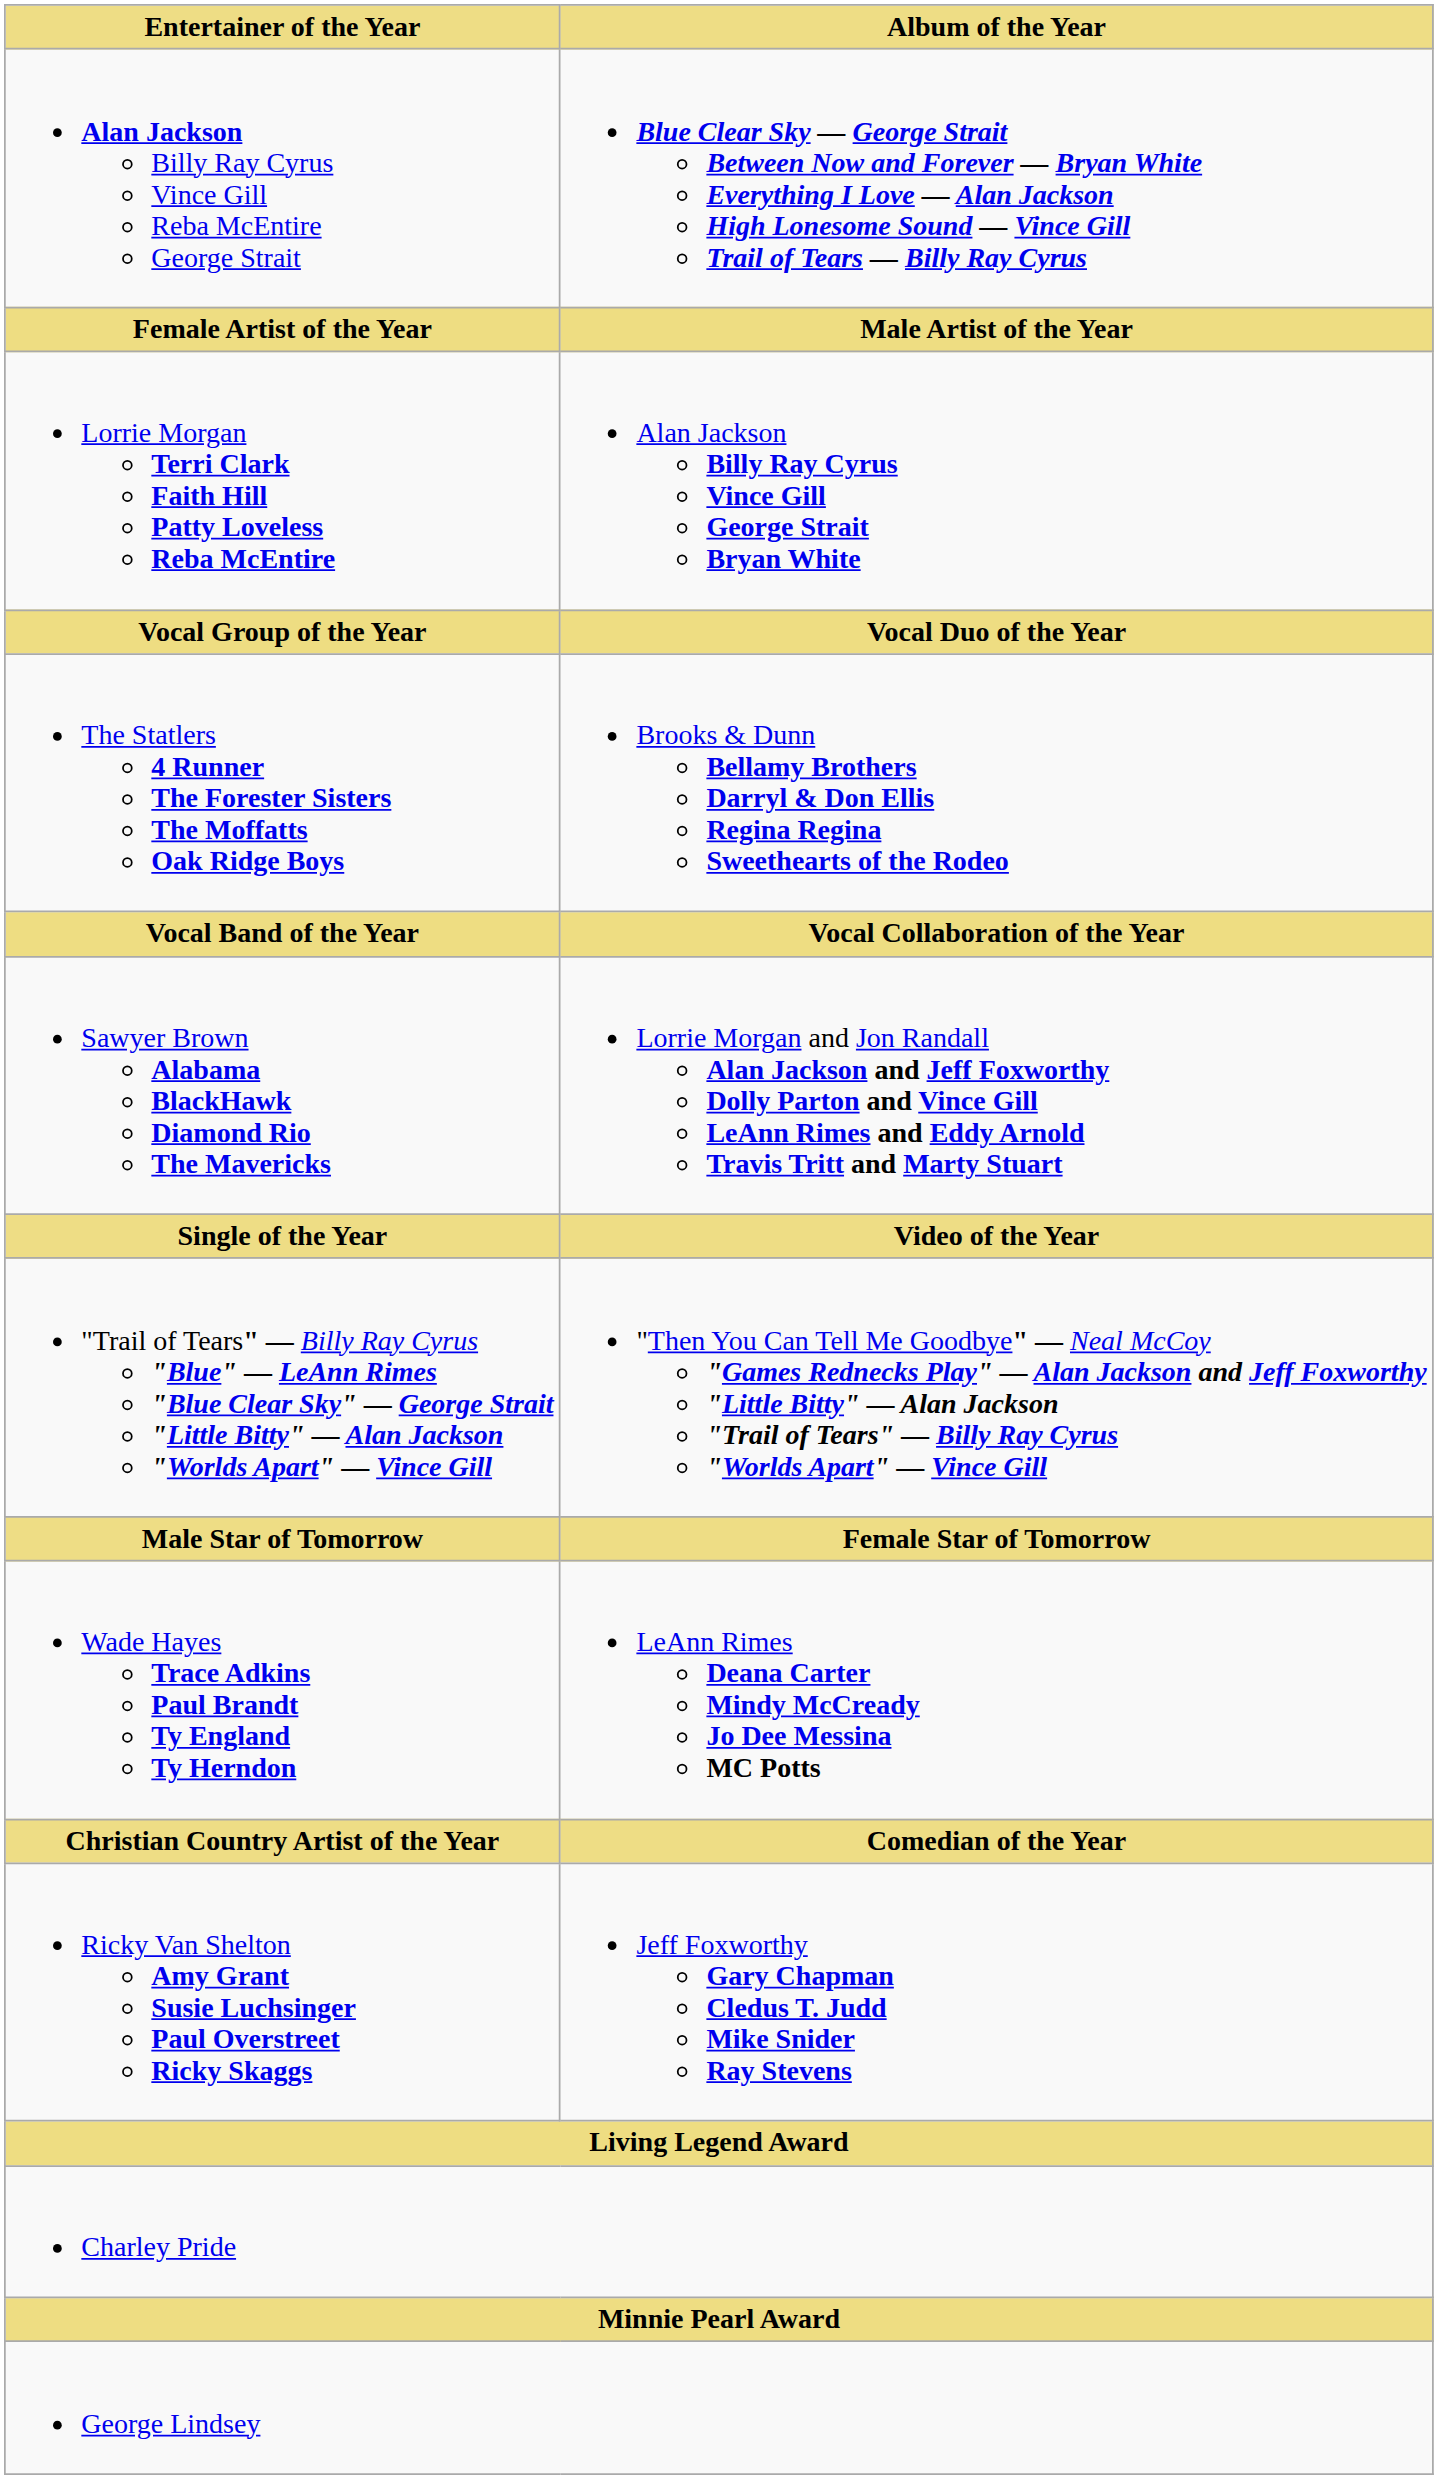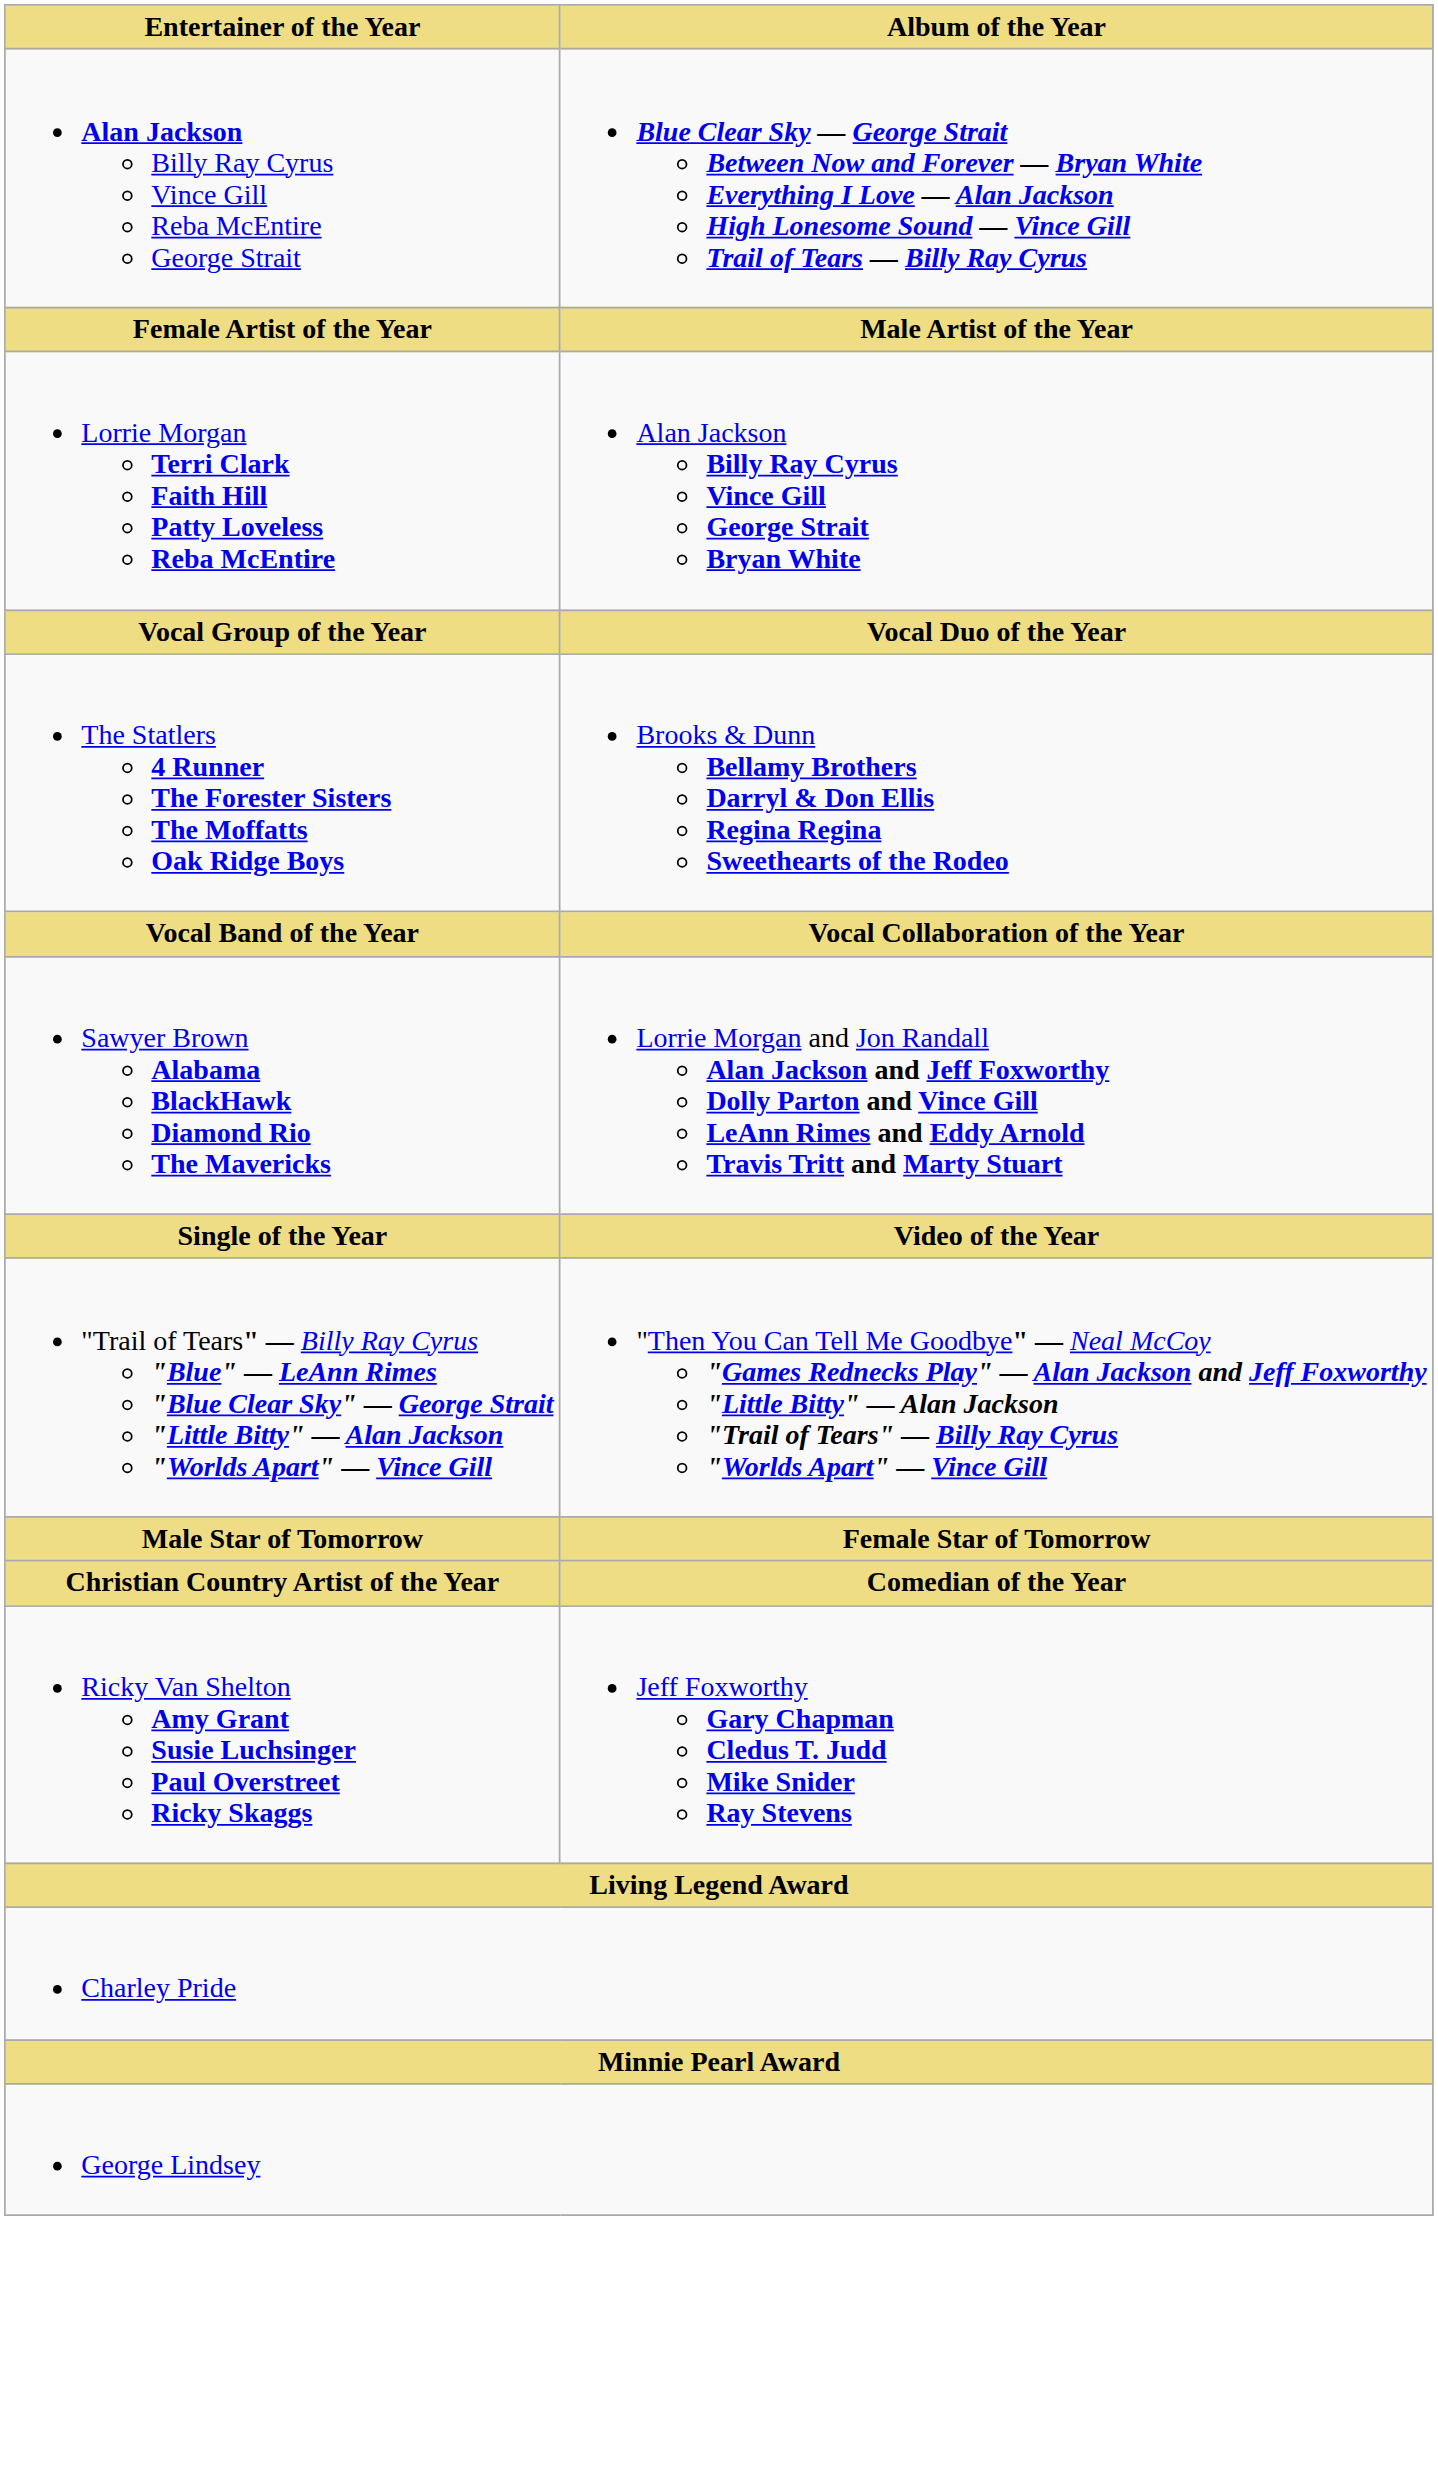- row: (282, 1706)
